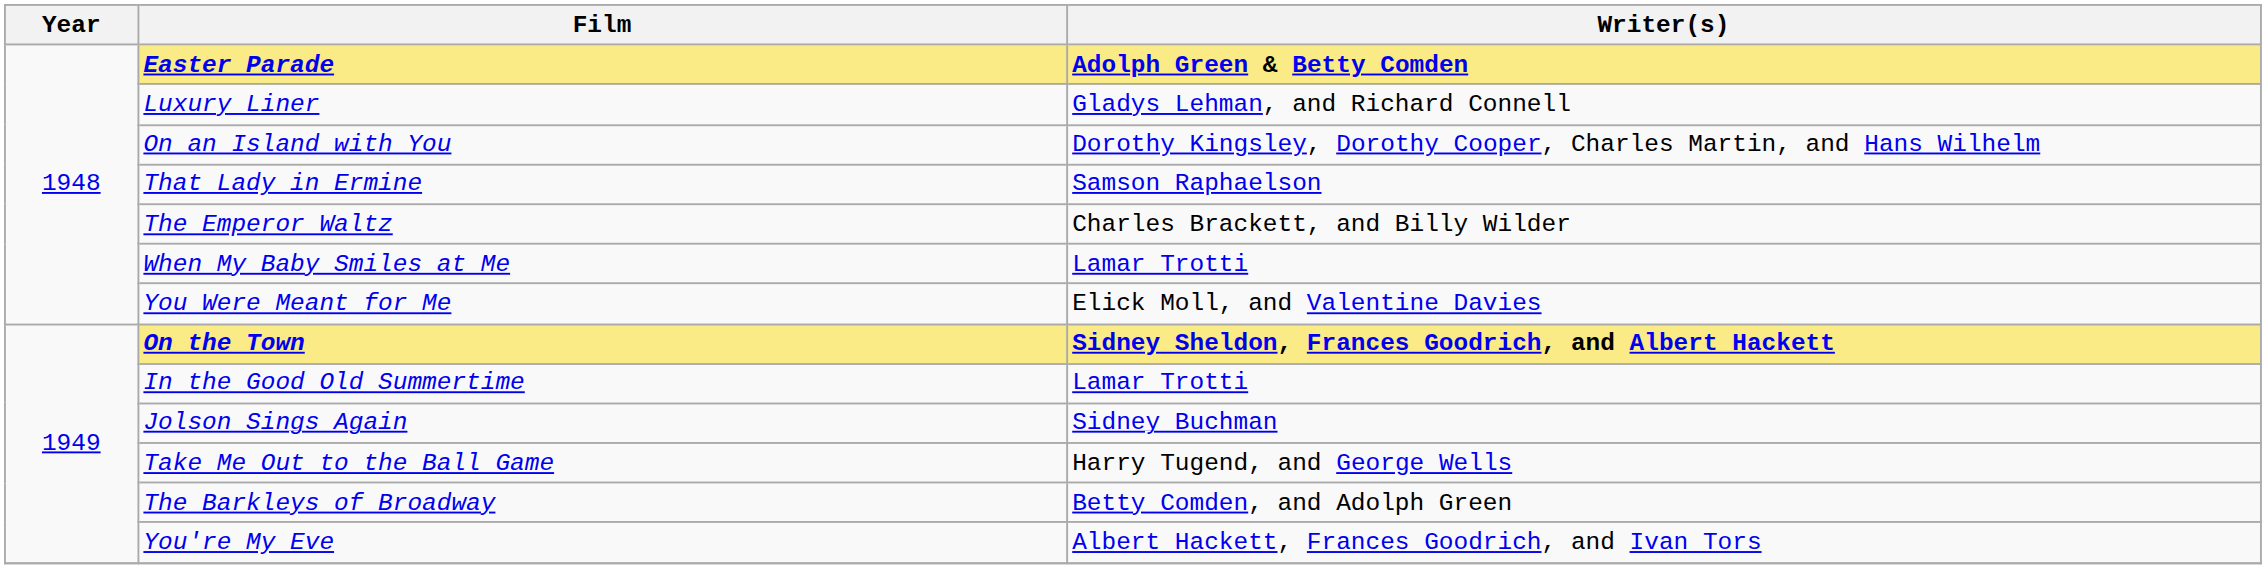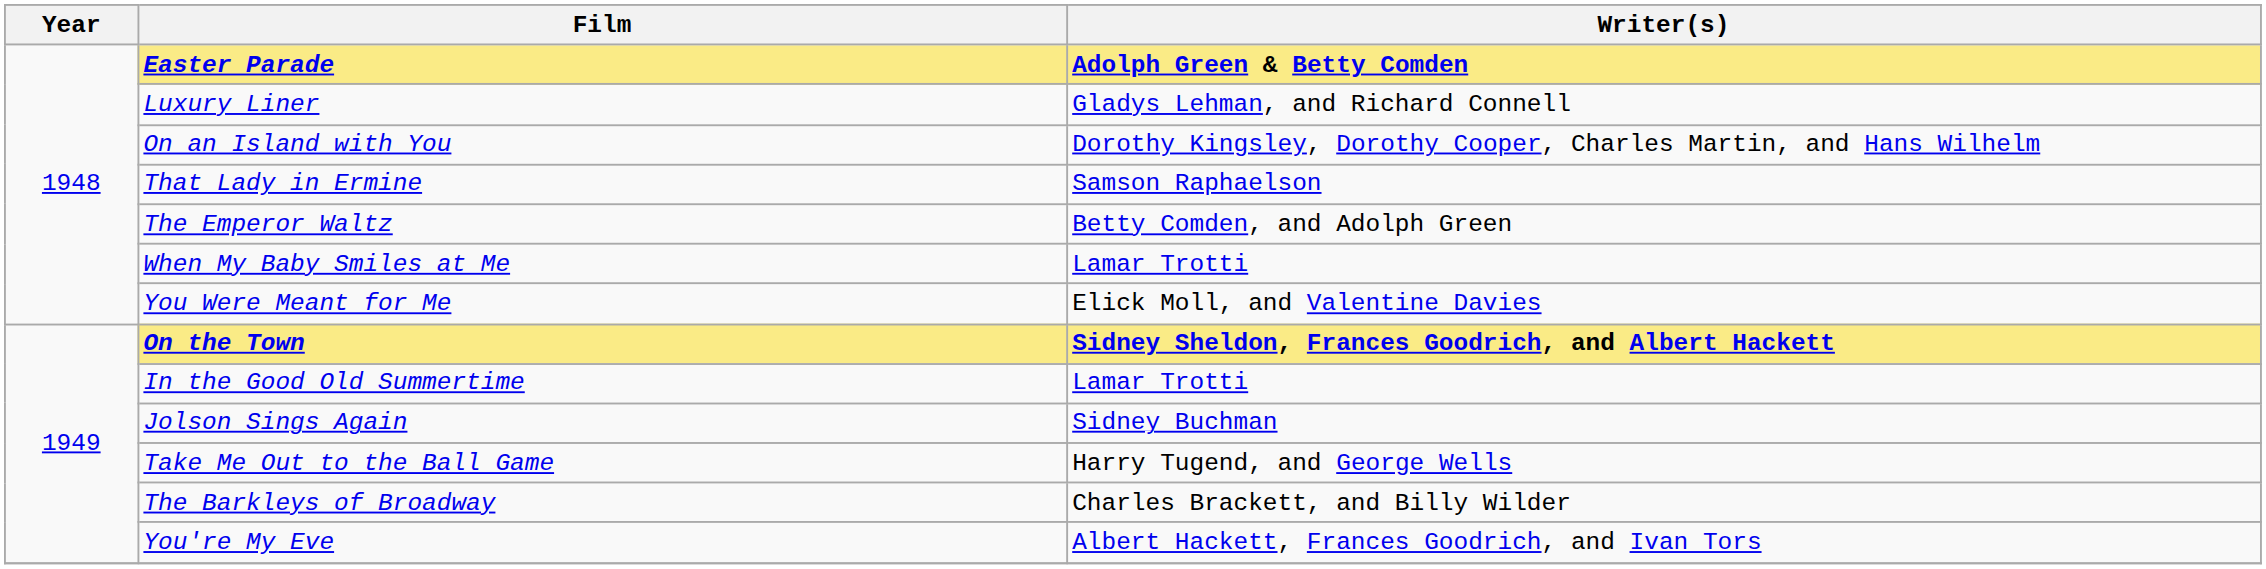(1322, 224) Charles Brackett, and Billy Wilder -> (1292, 224) Betty Comden, and Adolph Green
(1292, 503) Betty Comden, and Adolph Green -> (1322, 503) Charles Brackett, and Billy Wilder
